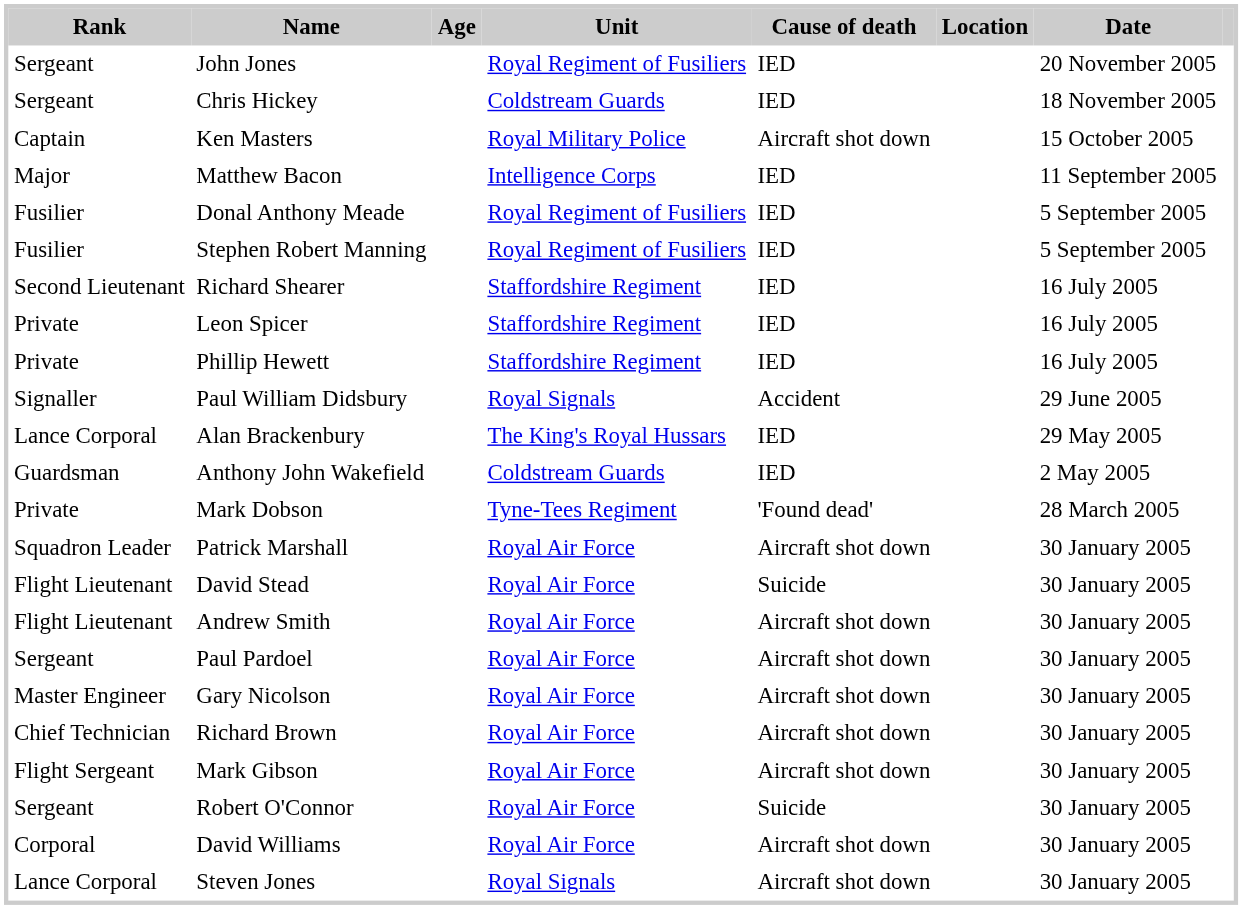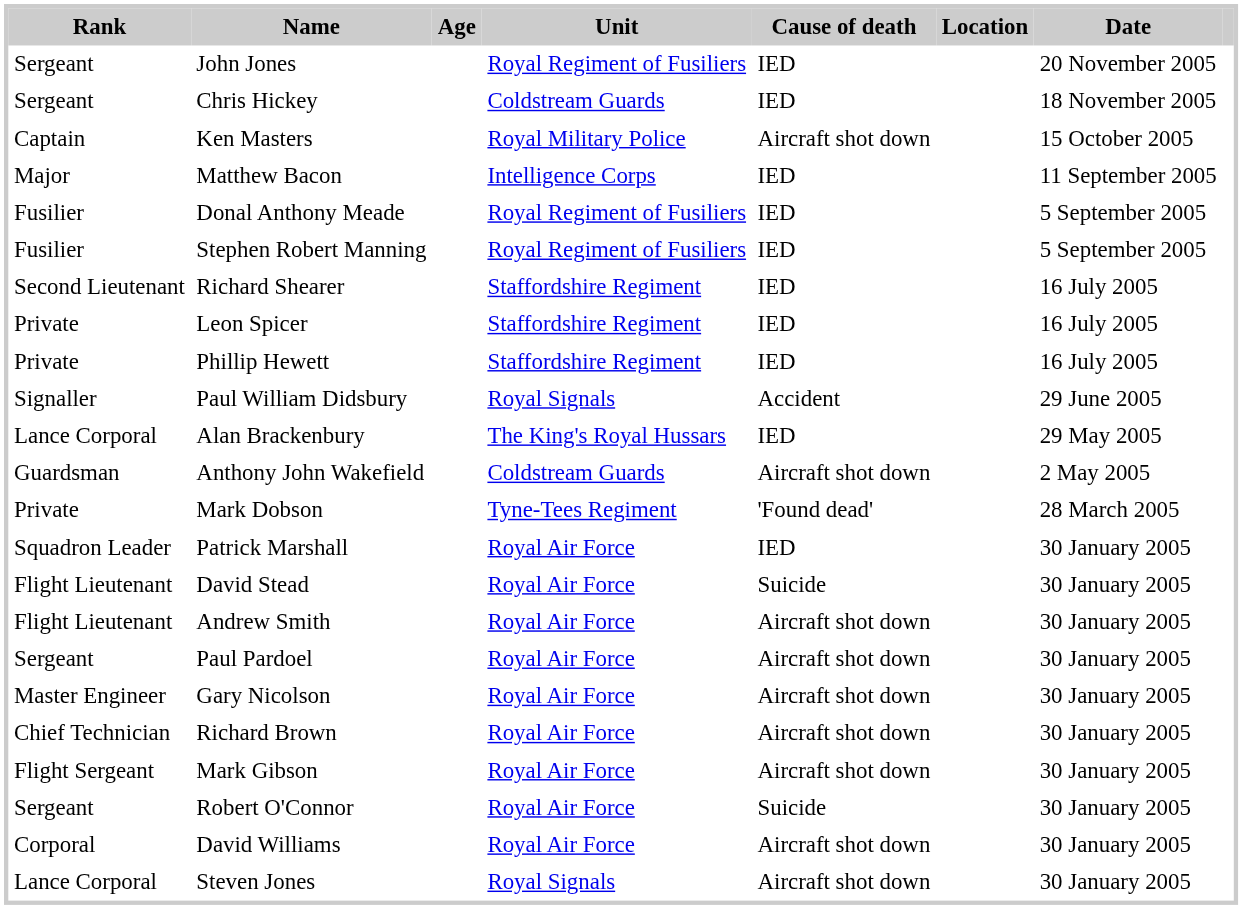(777, 472) IED -> (844, 472) Aircraft shot down
(844, 547) Aircraft shot down -> (777, 547) IED
